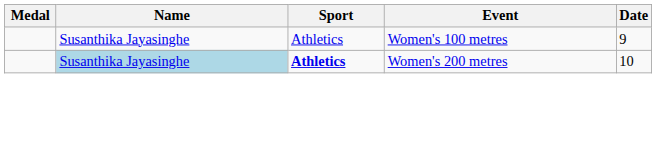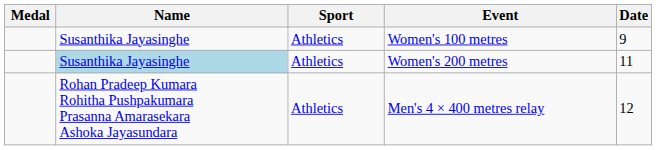(318, 61) bold -> (317, 61) normal
(627, 61) 10 -> (626, 61) 11
+ row: (466, 108)
